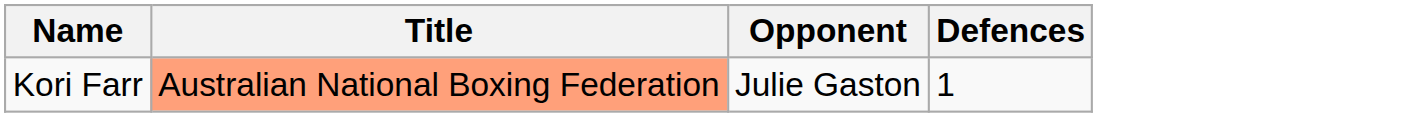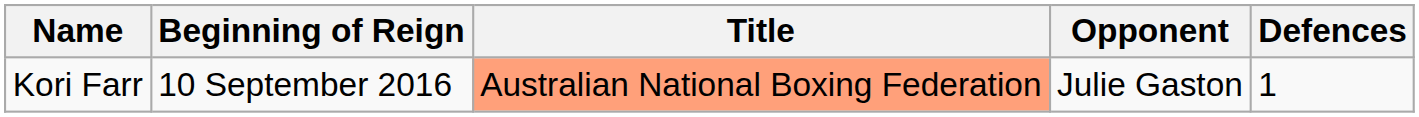+ column: (311, 31)
